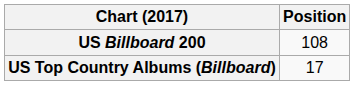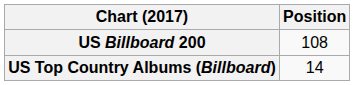(315, 67) 17 -> (315, 67) 14
